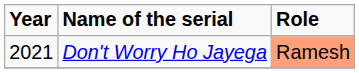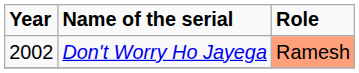(31, 51) 2021 -> (31, 51) 2002
